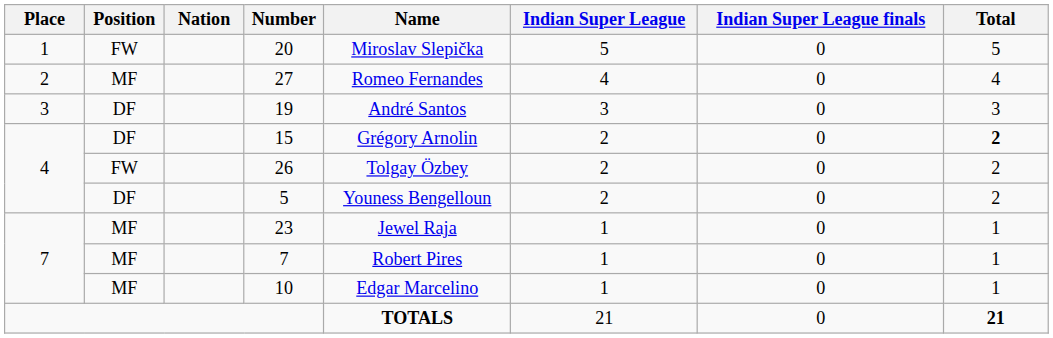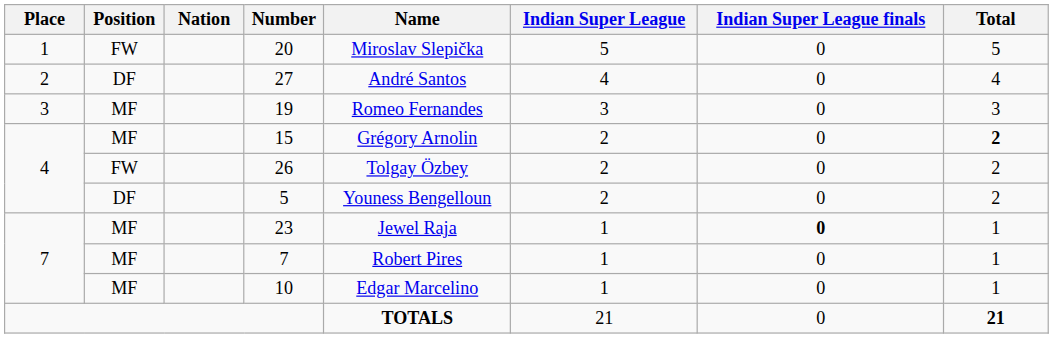(124, 79) MF -> (124, 79) DF
(417, 79) Romeo Fernandes -> (417, 79) André Santos
(124, 109) DF -> (124, 109) MF
(417, 109) André Santos -> (417, 109) Romeo Fernandes
(124, 138) DF -> (124, 138) MF
(821, 228) normal -> (821, 228) bold
